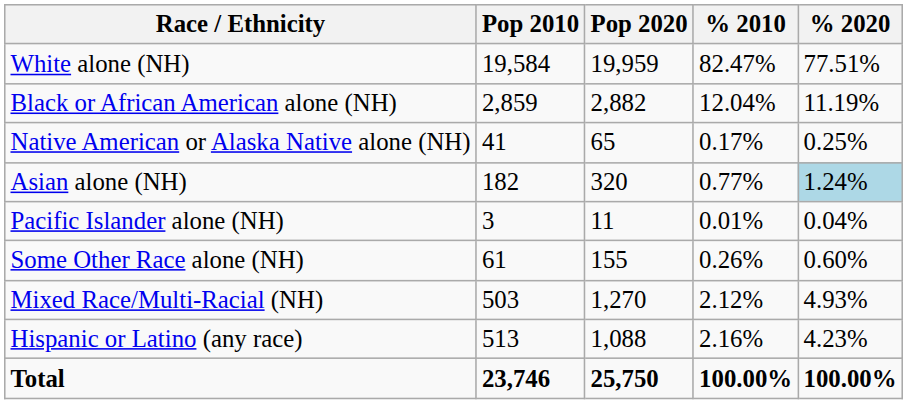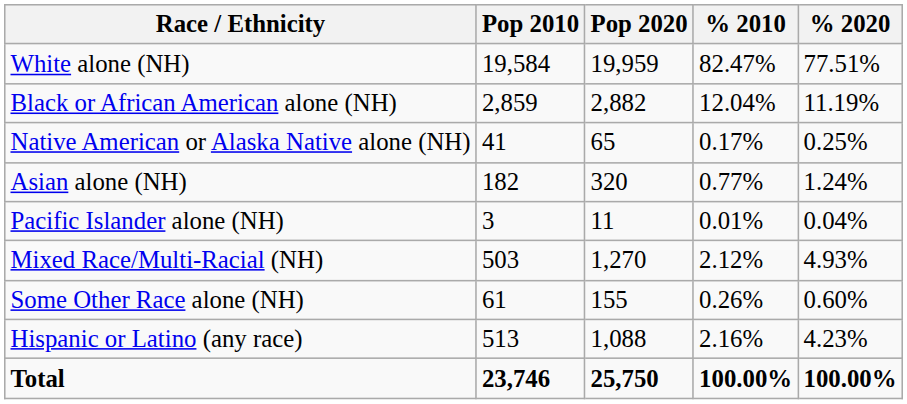(836, 181) lightblue background -> (836, 181) no background
rows swapped: (157, 260) <-> (167, 299)
